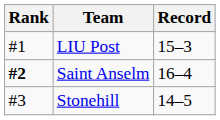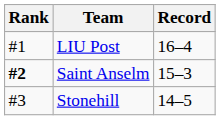(175, 45) 15–3 -> (175, 45) 16–4
(175, 73) 16–4 -> (175, 73) 15–3
